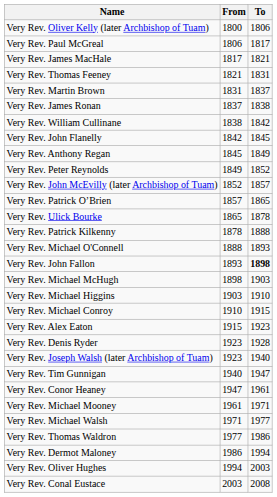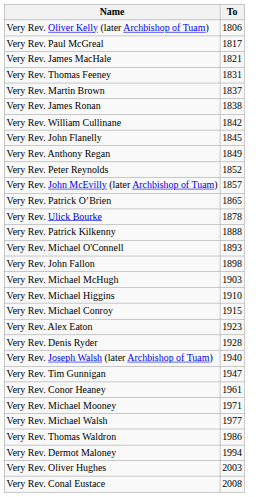- column: (234, 12)
(260, 264) bold -> (232, 264) normal
